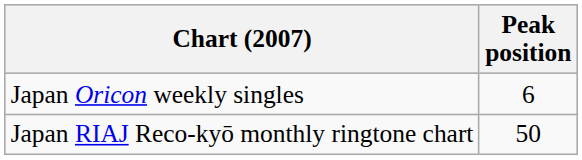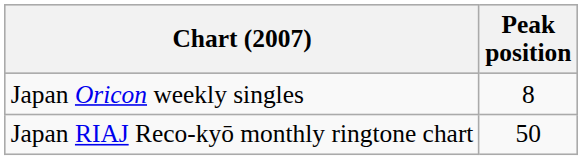(528, 93) 6 -> (528, 93) 8
